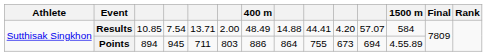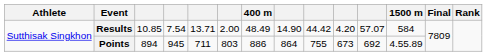(289, 28) 14.88 -> (289, 28) 14.90
(319, 28) 44.41 -> (319, 28) 44.42
(372, 44) 694 -> (372, 44) 692
